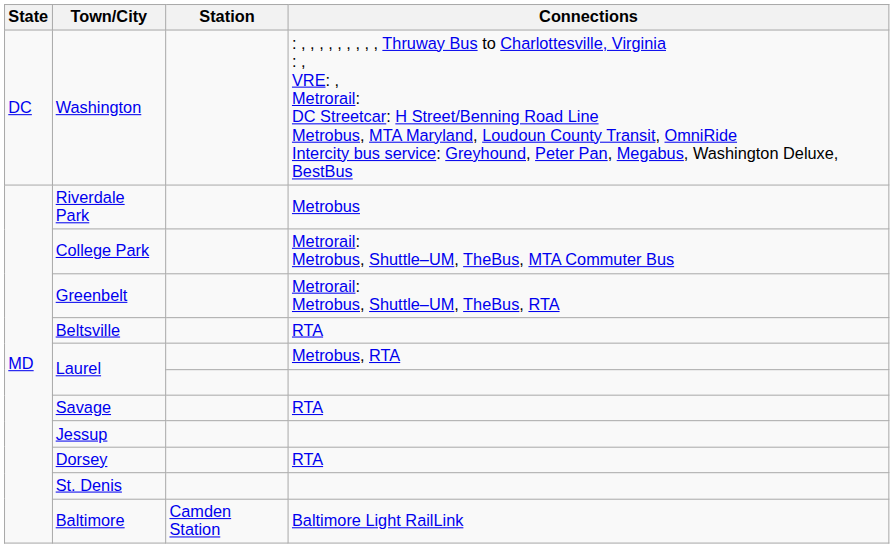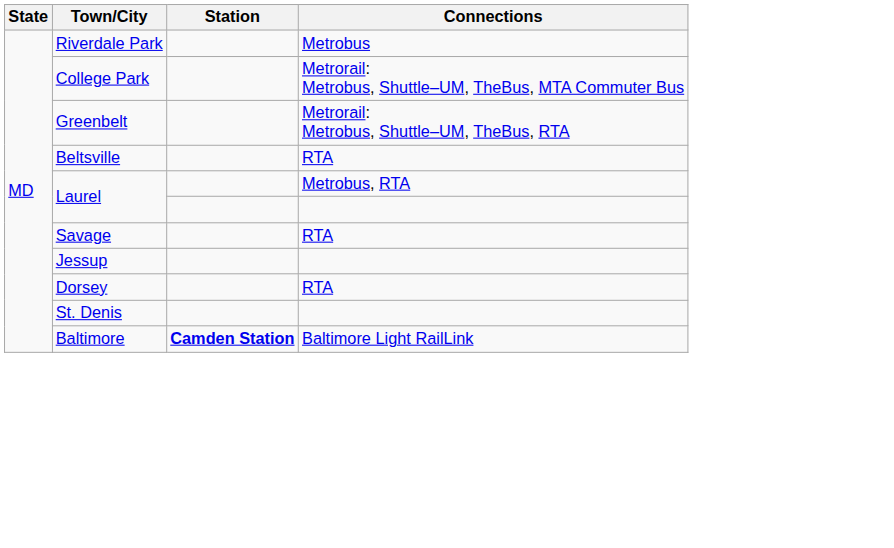- row: (98, 107)
(200, 520) normal -> (232, 338) bold
